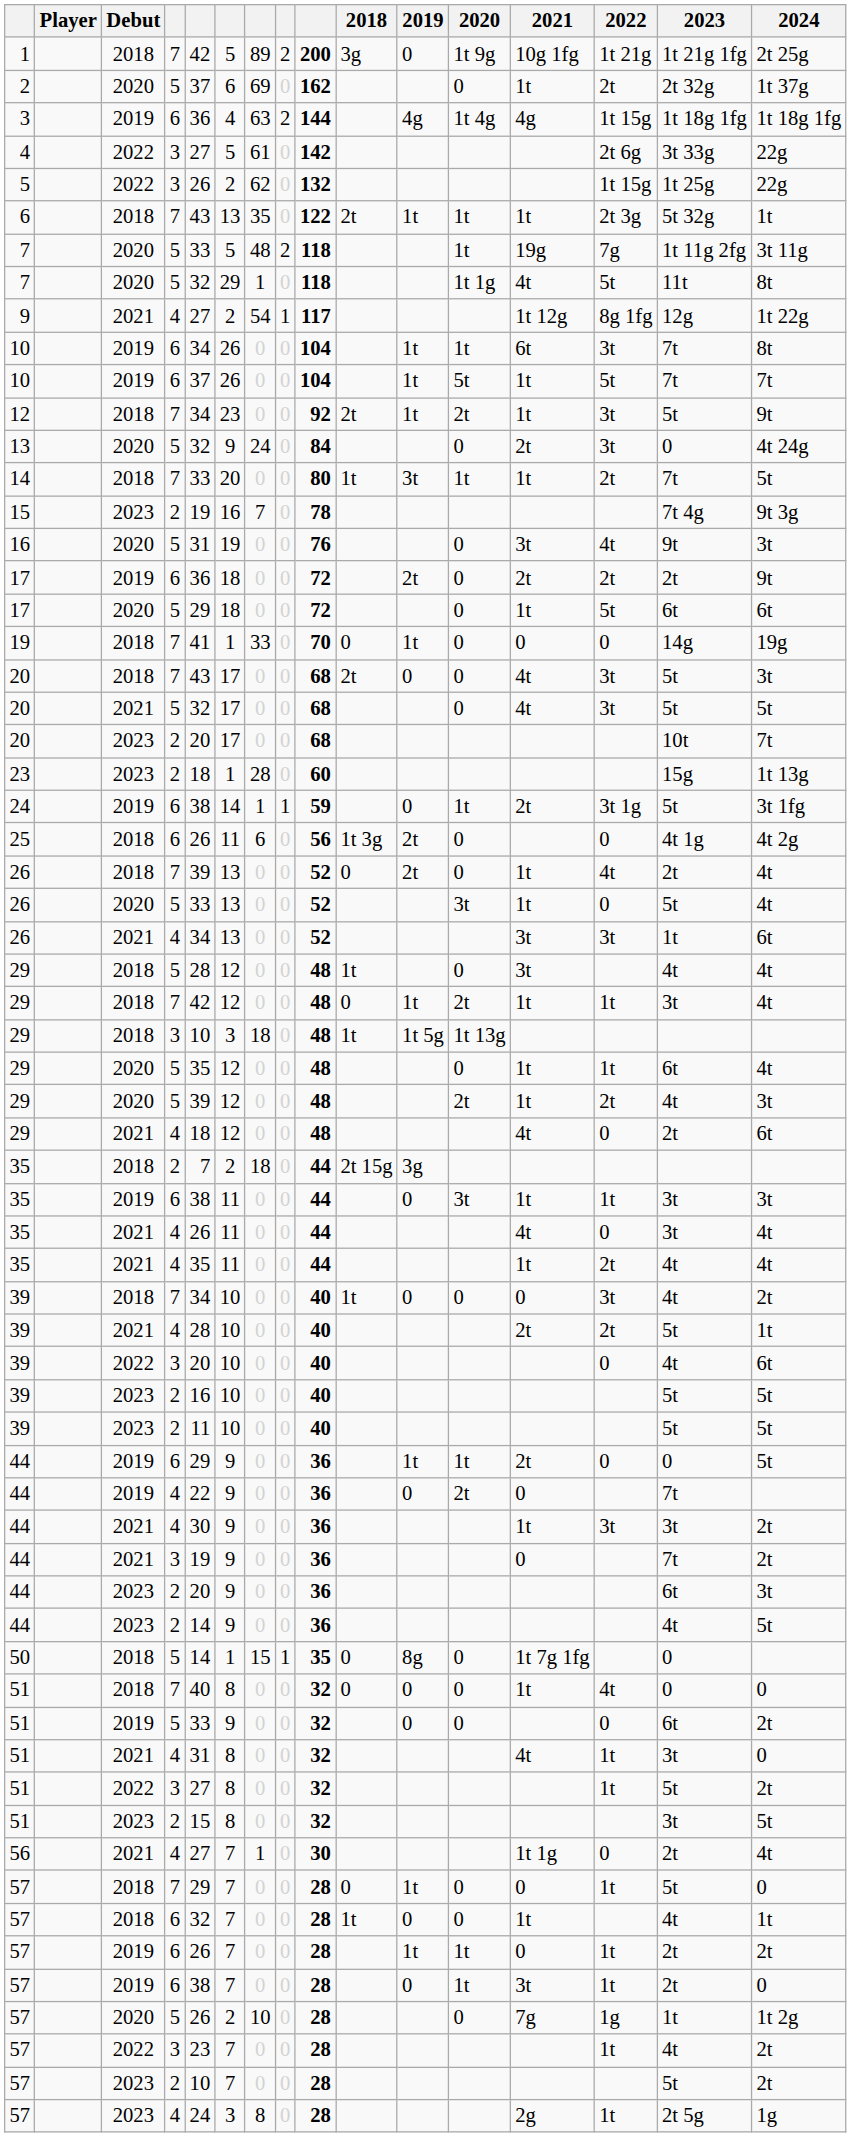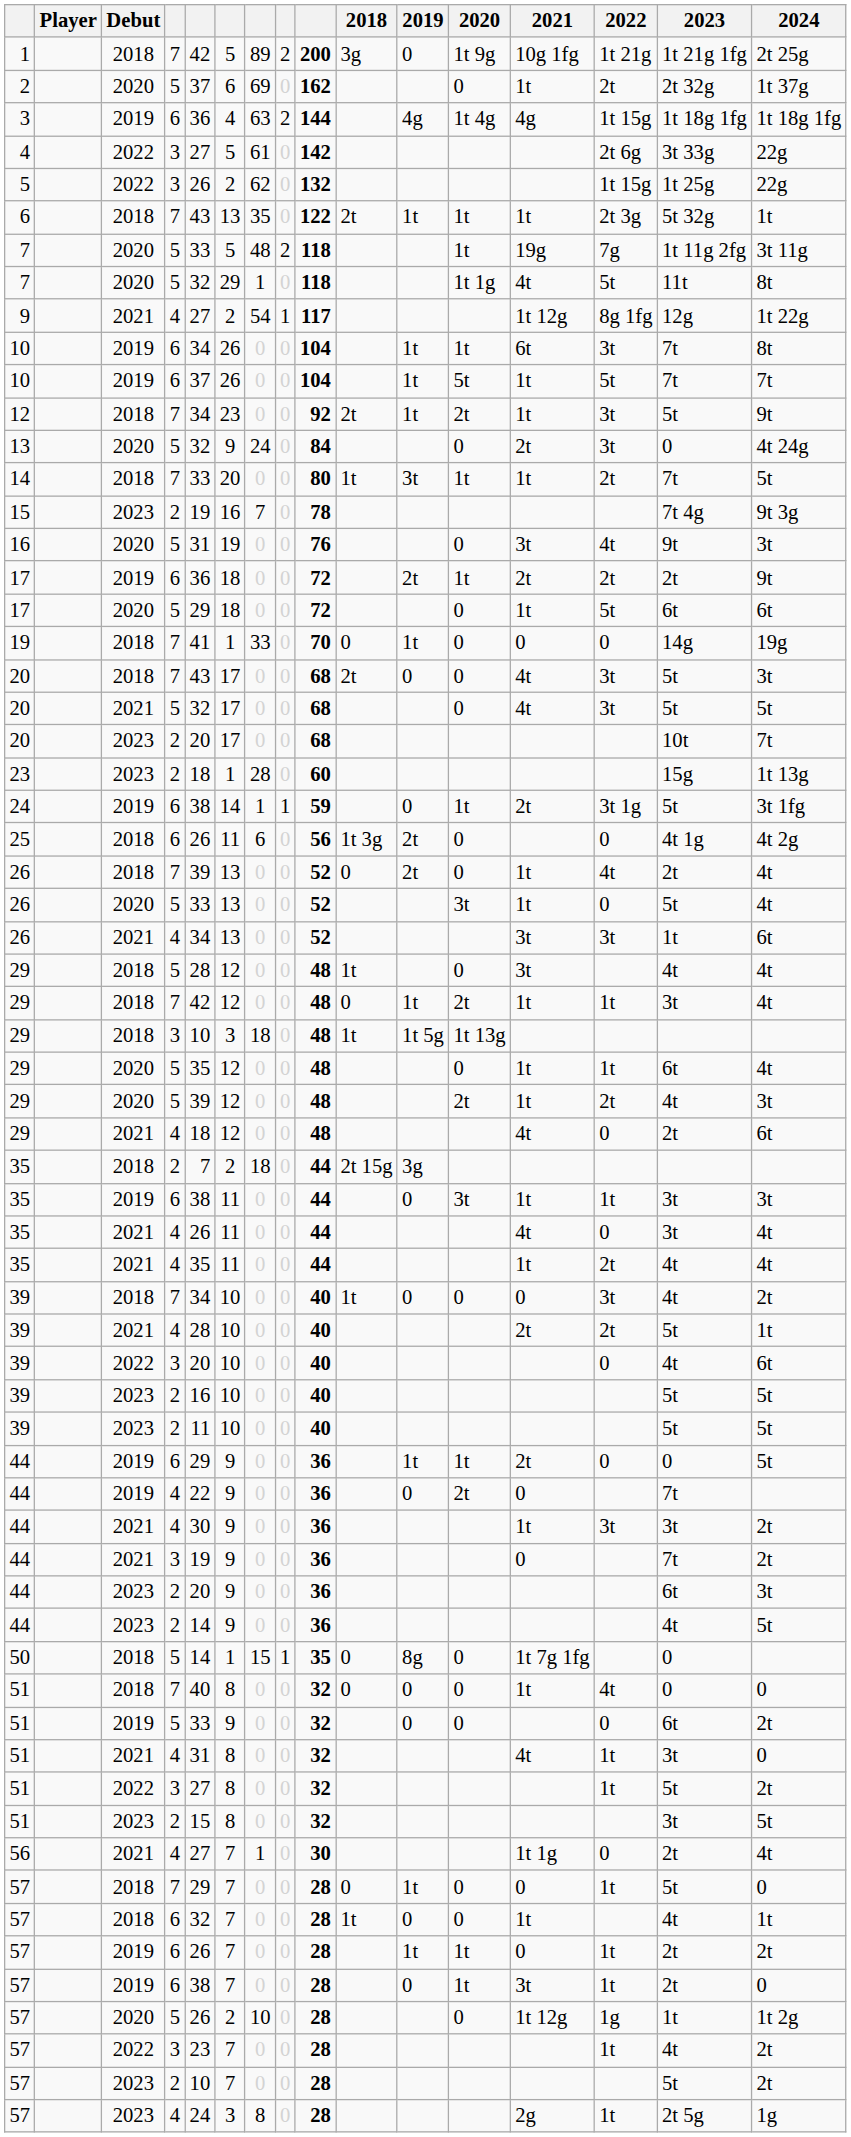(459, 577) 0 -> (461, 577) 1t
(525, 2017) 7g -> (541, 2017) 1t 12g
